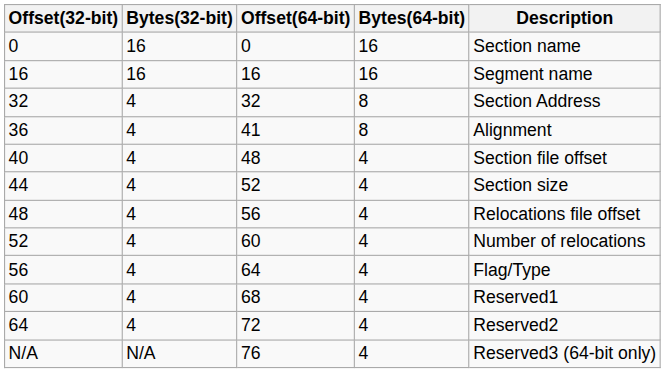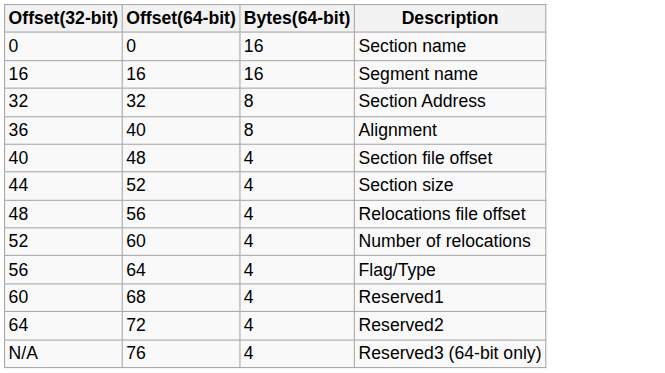- column: (180, 18)
(251, 130) 41 -> (136, 130) 40
